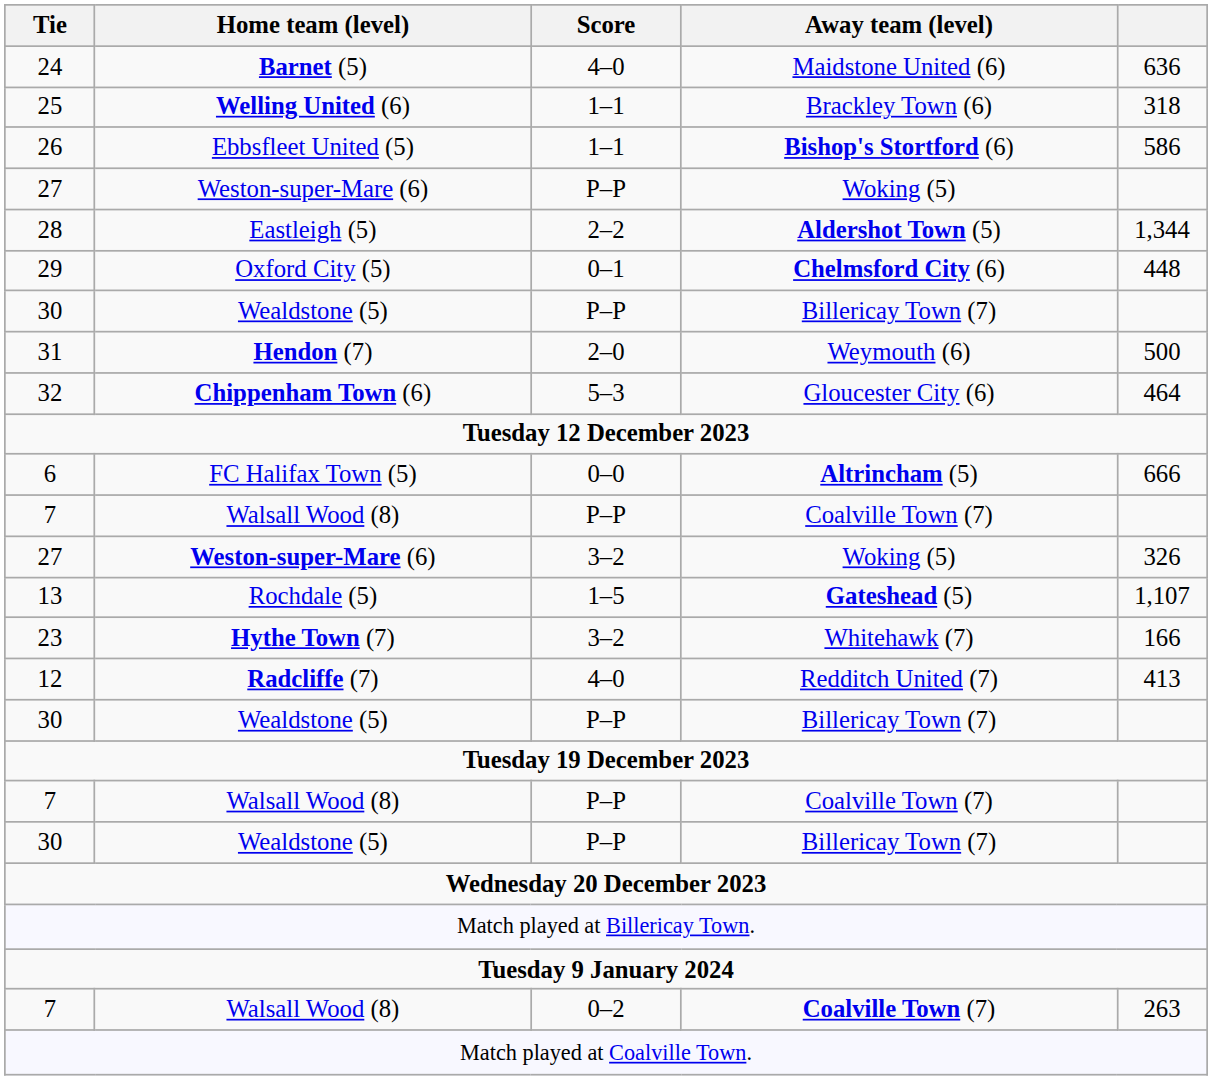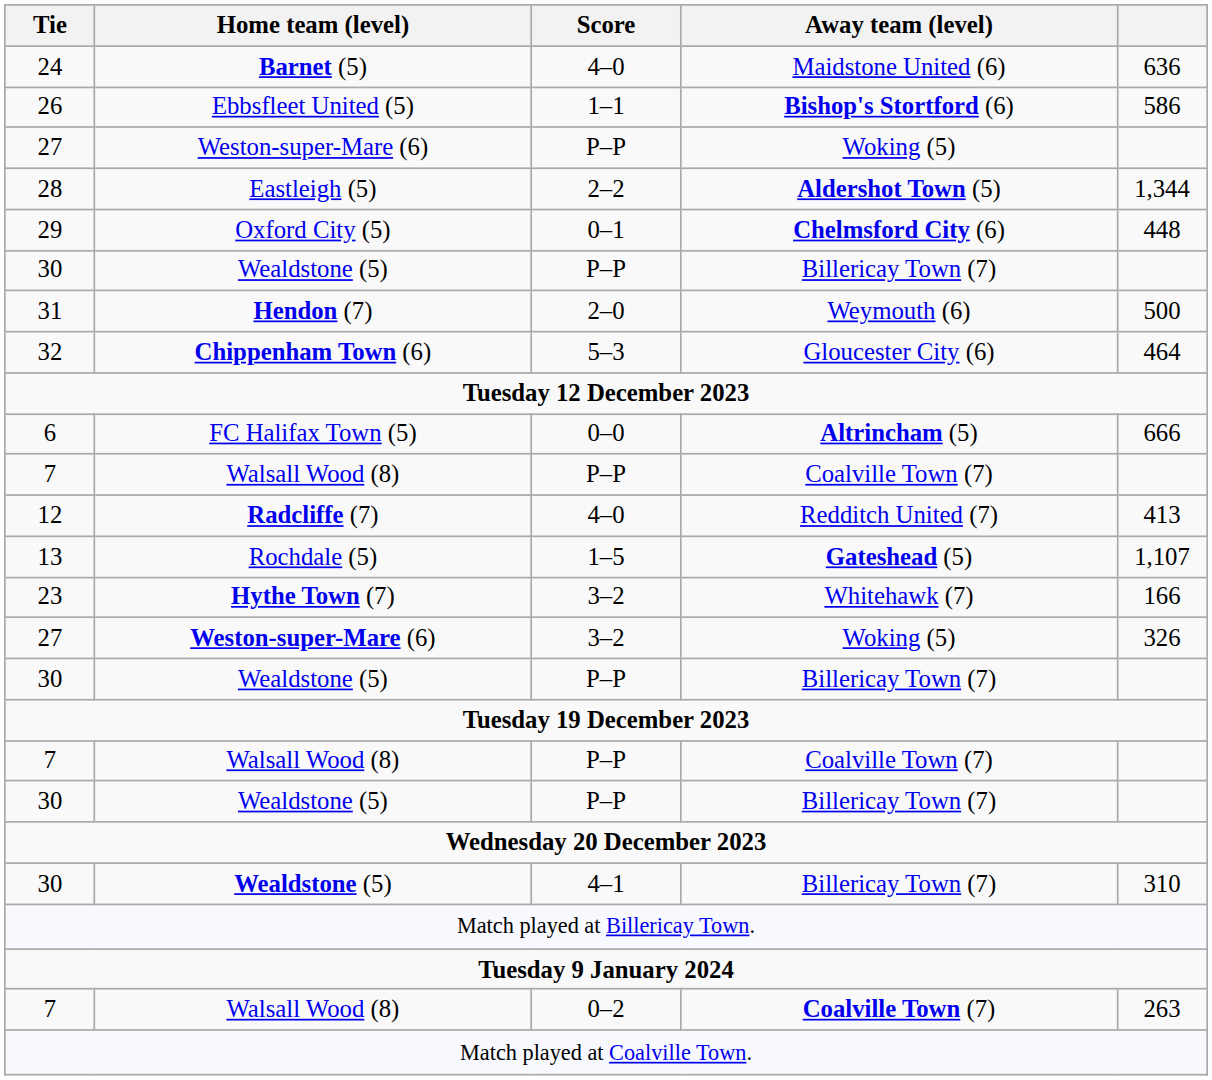- row: (50, 107)
rows swapped: (50, 678) <-> (50, 556)
+ row: (50, 883)
